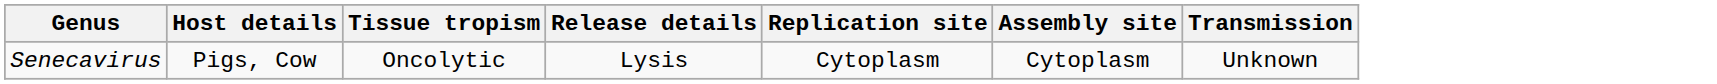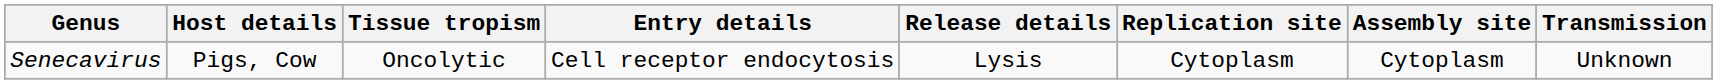+ column: (723, 24)
